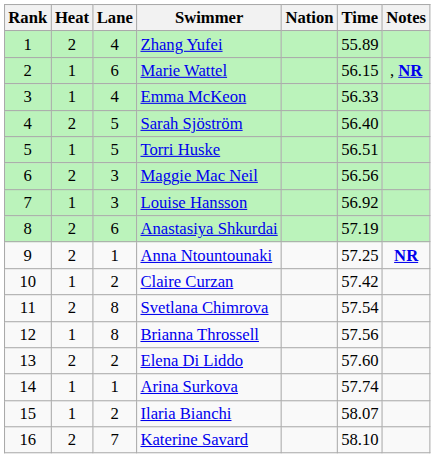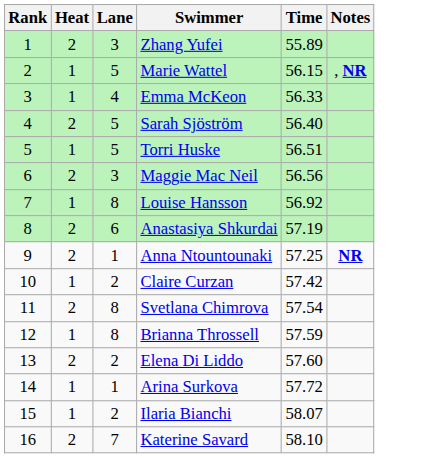- column: (309, 17)
(115, 44) 4 -> (115, 44) 3
(115, 70) 6 -> (115, 70) 5
(115, 202) 3 -> (115, 202) 8
(360, 334) 57.56 -> (304, 334) 57.59
(360, 387) 57.74 -> (304, 387) 57.72
